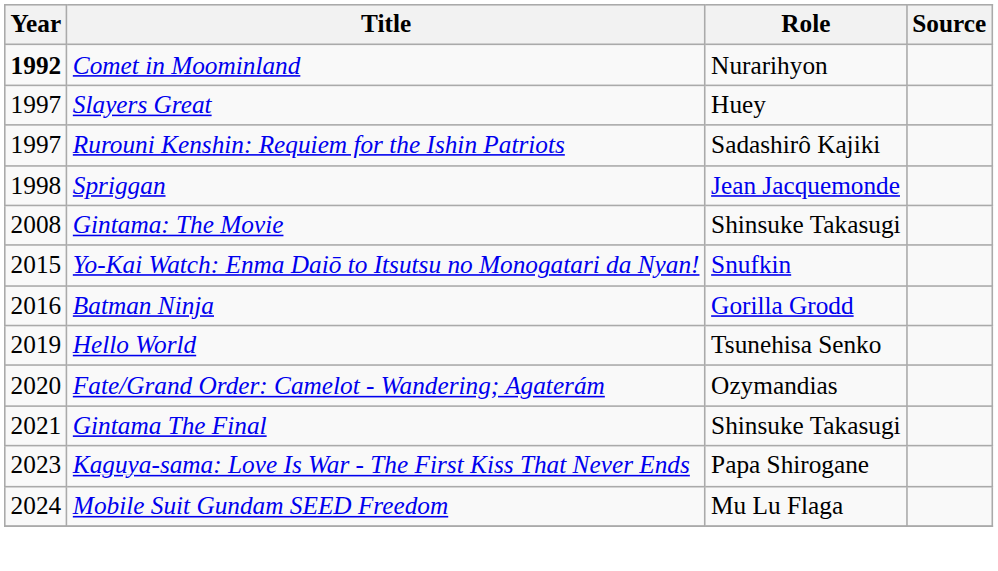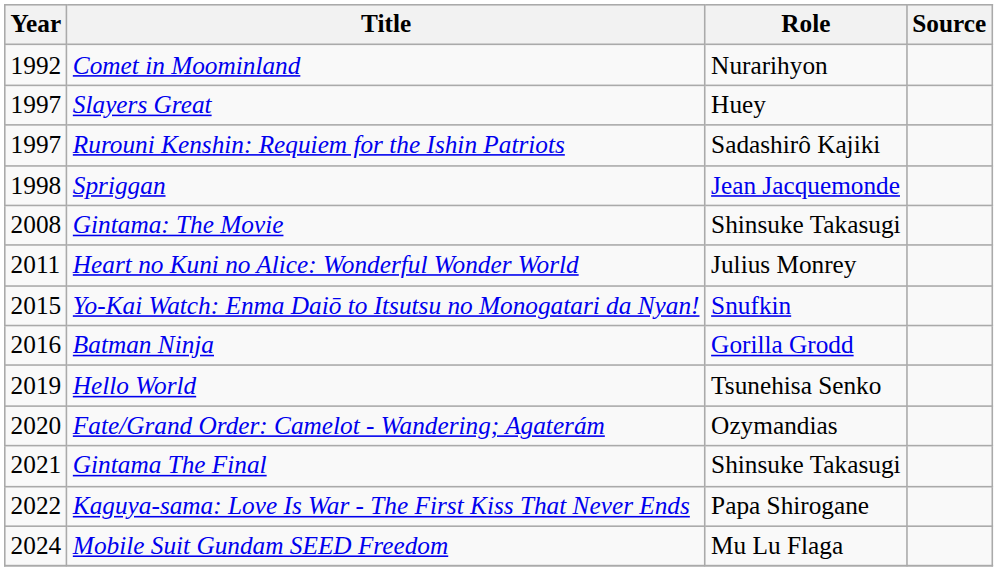(36, 64) bold -> (36, 64) normal
+ row: (326, 265)
(36, 465) 2023 -> (36, 505) 2022
